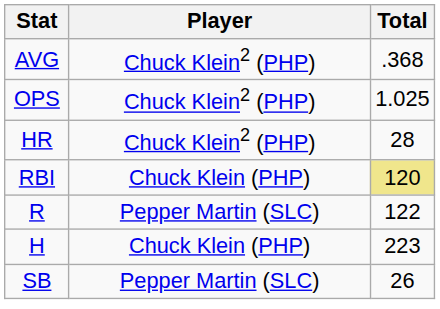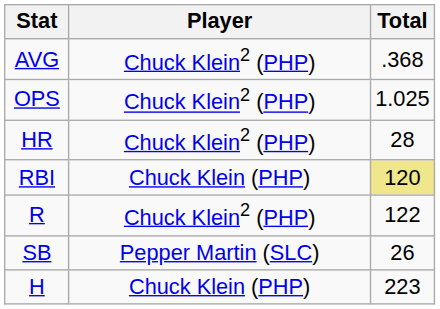(220, 211) Pepper Martin (SLC) -> (220, 214) Chuck Klein2 (PHP)
rows swapped: (37, 246) <-> (37, 280)
